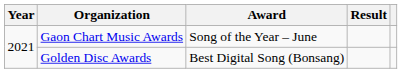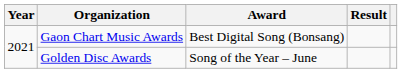(253, 36) Song of the Year – June -> (267, 36) Best Digital Song (Bonsang)
(267, 57) Best Digital Song (Bonsang) -> (253, 57) Song of the Year – June
